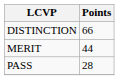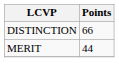- row: (20, 65)
